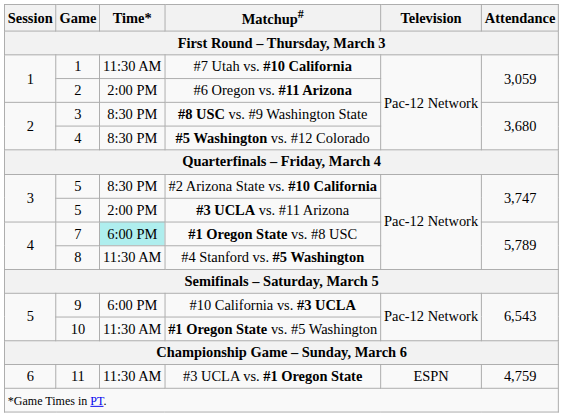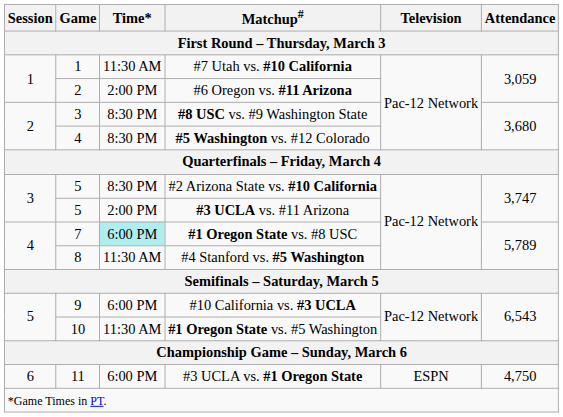(132, 376) 11:30 AM -> (132, 376) 6:00 PM
(520, 376) 4,759 -> (520, 376) 4,750
